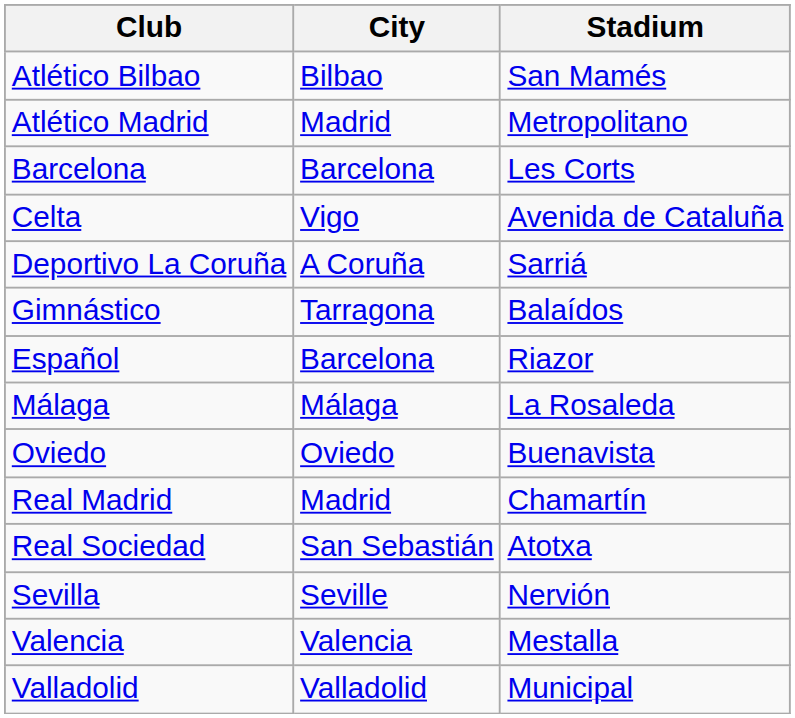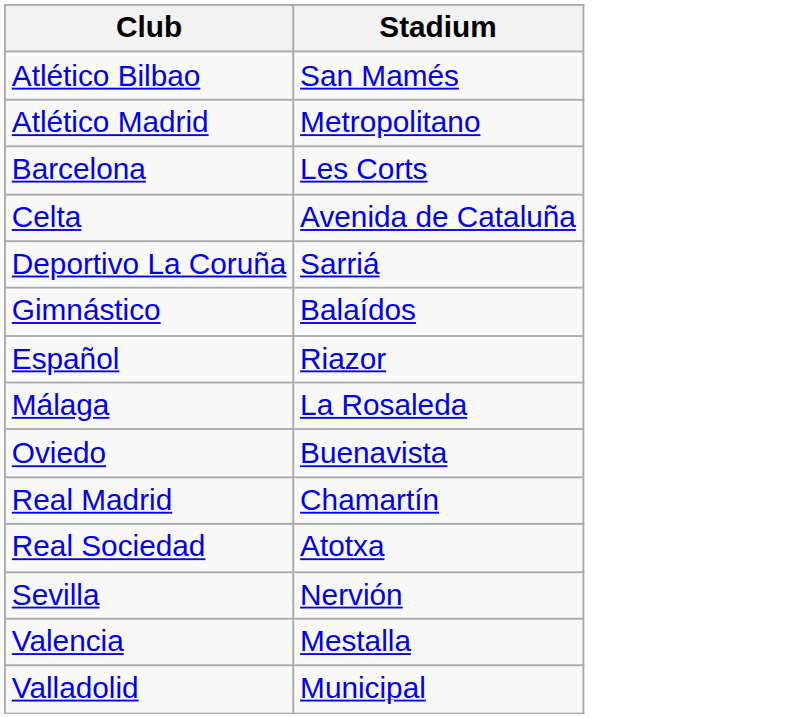- column: (397, 28)
